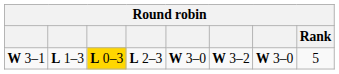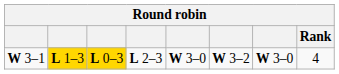(68, 58) no background -> (68, 58) gold background
(316, 58) 5 -> (316, 58) 4
